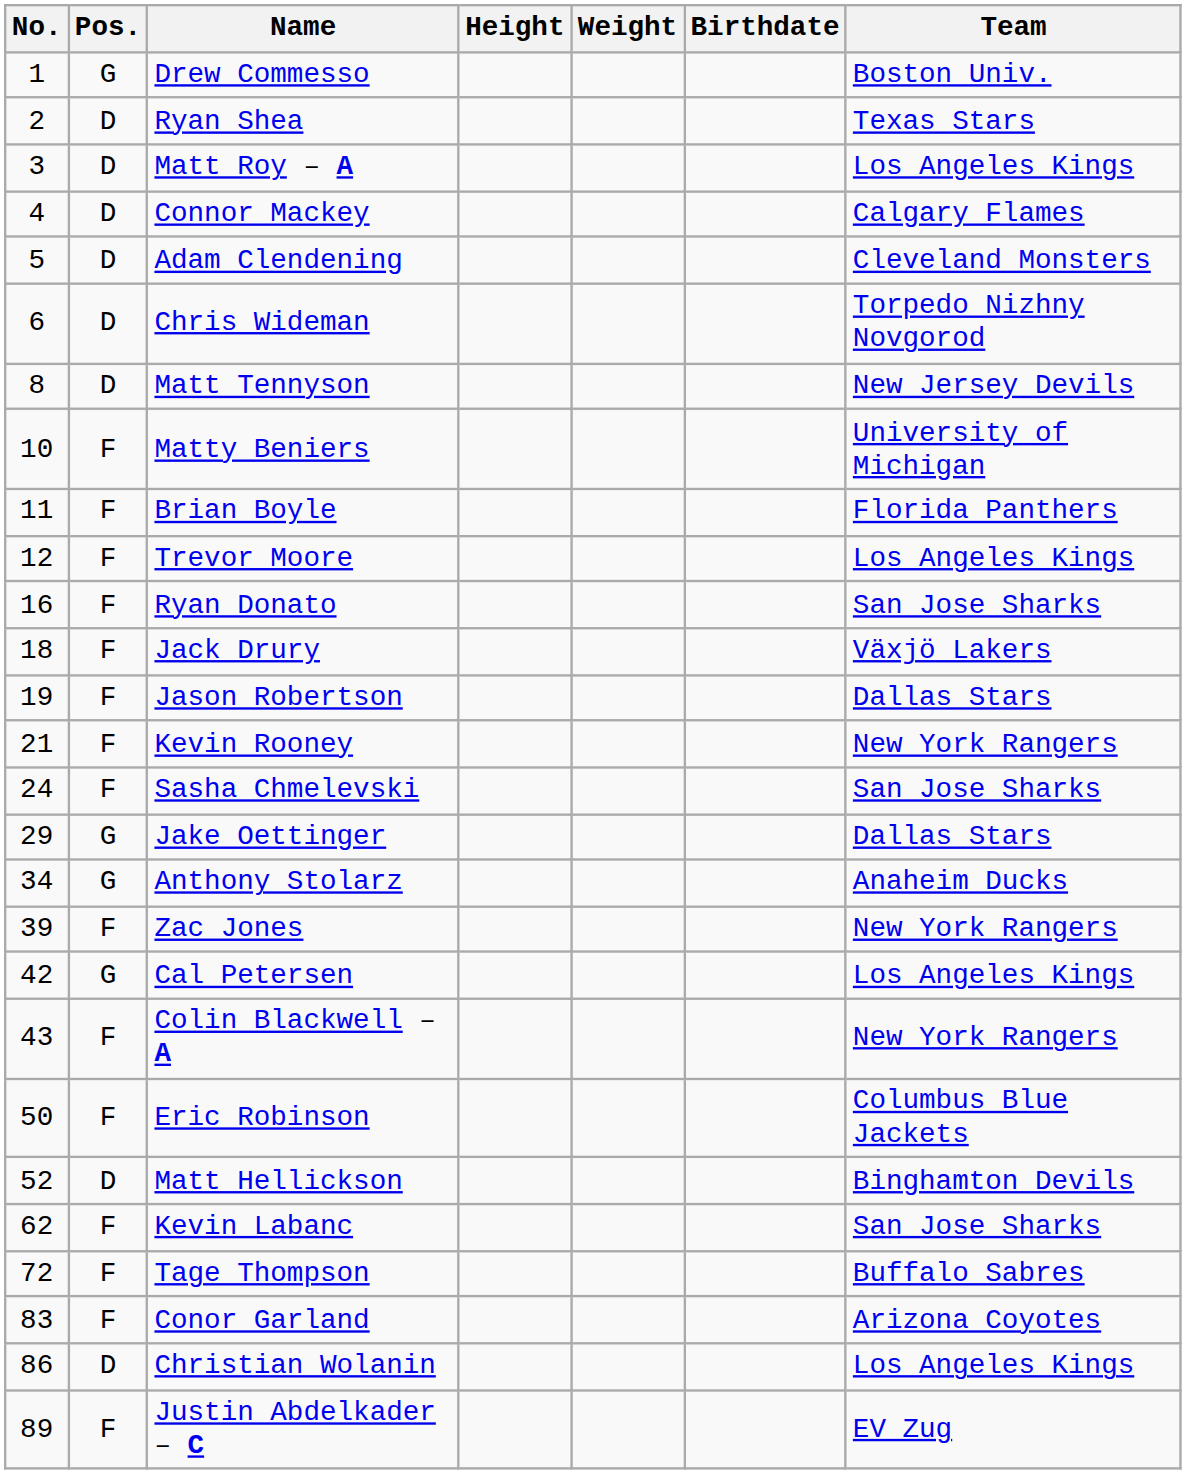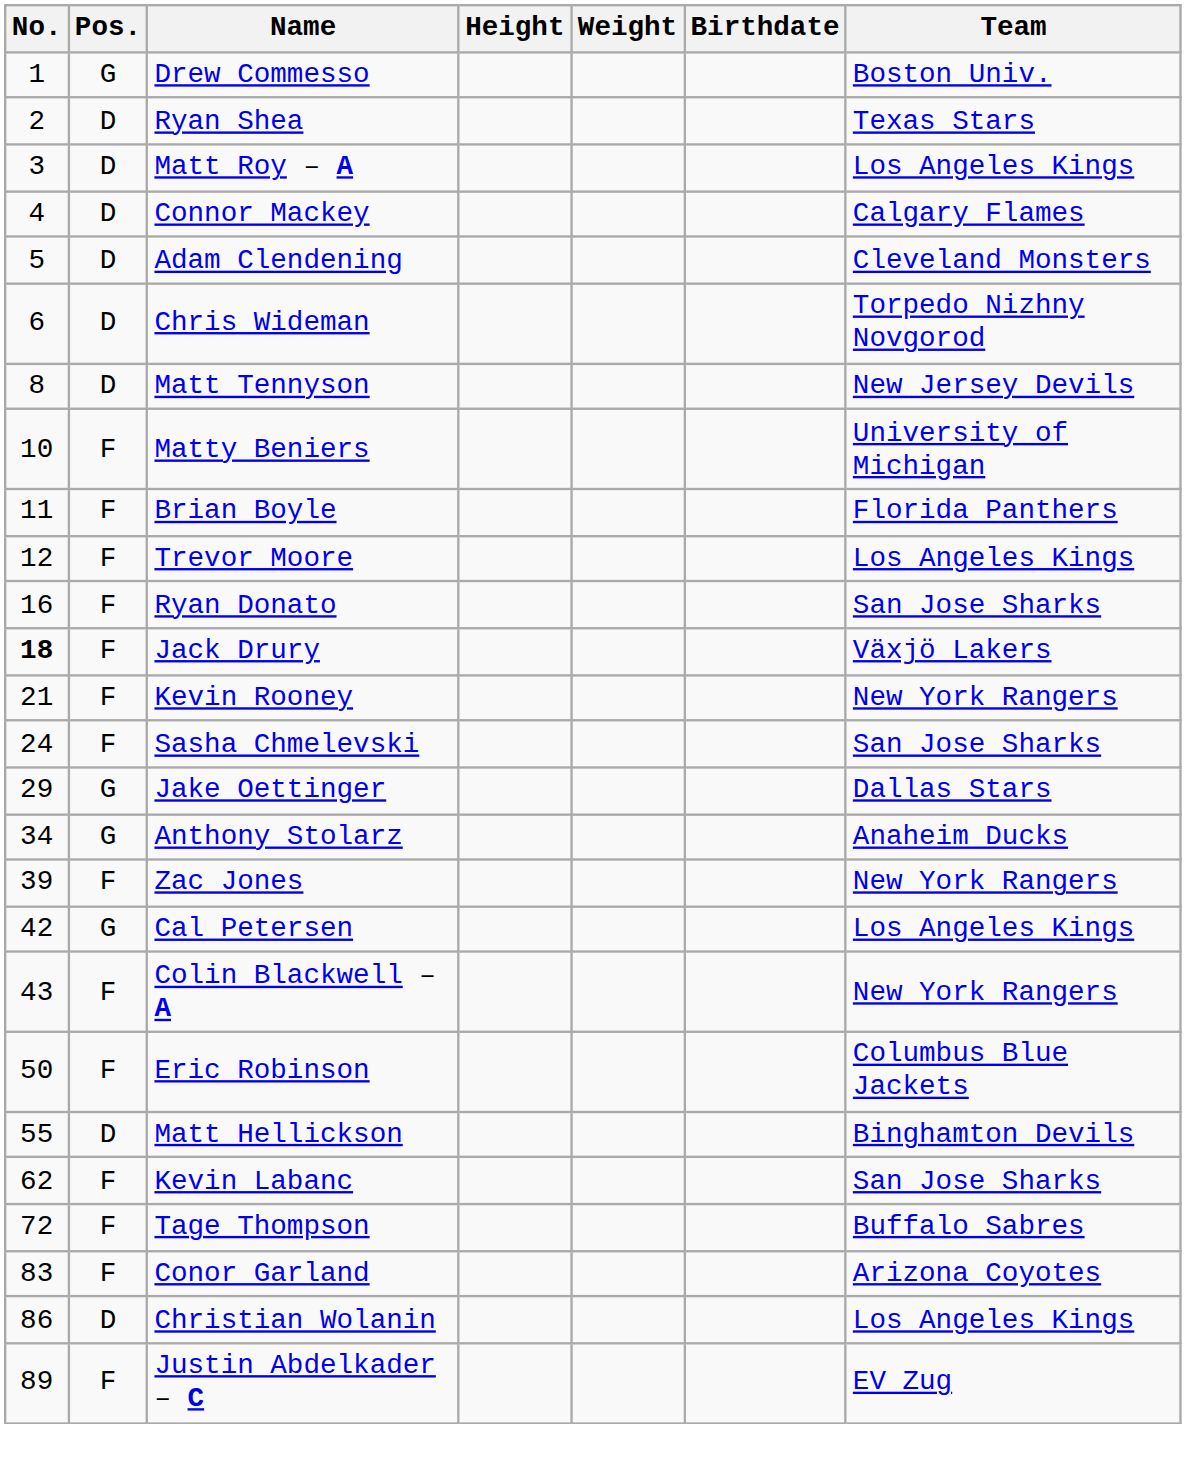(37, 651) normal -> (37, 651) bold
- row: (279, 697)
(37, 1181) 52 -> (37, 1134) 55
